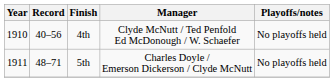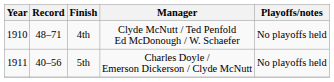(48, 35) 40–56 -> (48, 35) 48–71
(48, 63) 48–71 -> (48, 63) 40–56
